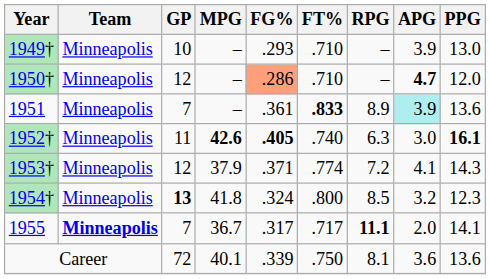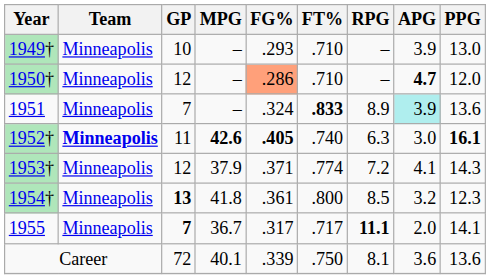(278, 109) .361 -> (278, 109) .324
(108, 138) normal -> (110, 138) bold
(278, 198) .324 -> (278, 198) .361
(110, 228) bold -> (108, 228) normal
(187, 228) normal -> (187, 228) bold
